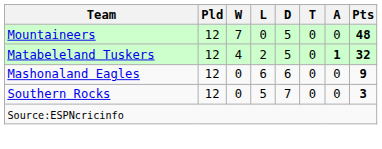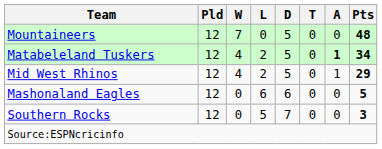(363, 54) 32 -> (363, 54) 34
+ row: (63, 74)
(363, 74) 9 -> (363, 94) 5
